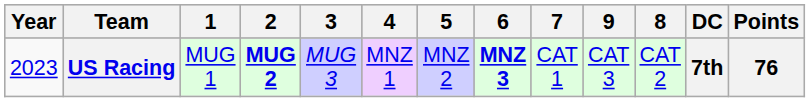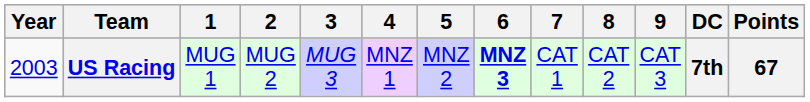columns swapped: (660, 21) <-> (609, 21)
(34, 67) 2023 -> (34, 67) 2003
(271, 67) bold -> (271, 67) normal
(766, 67) 76 -> (766, 67) 67
